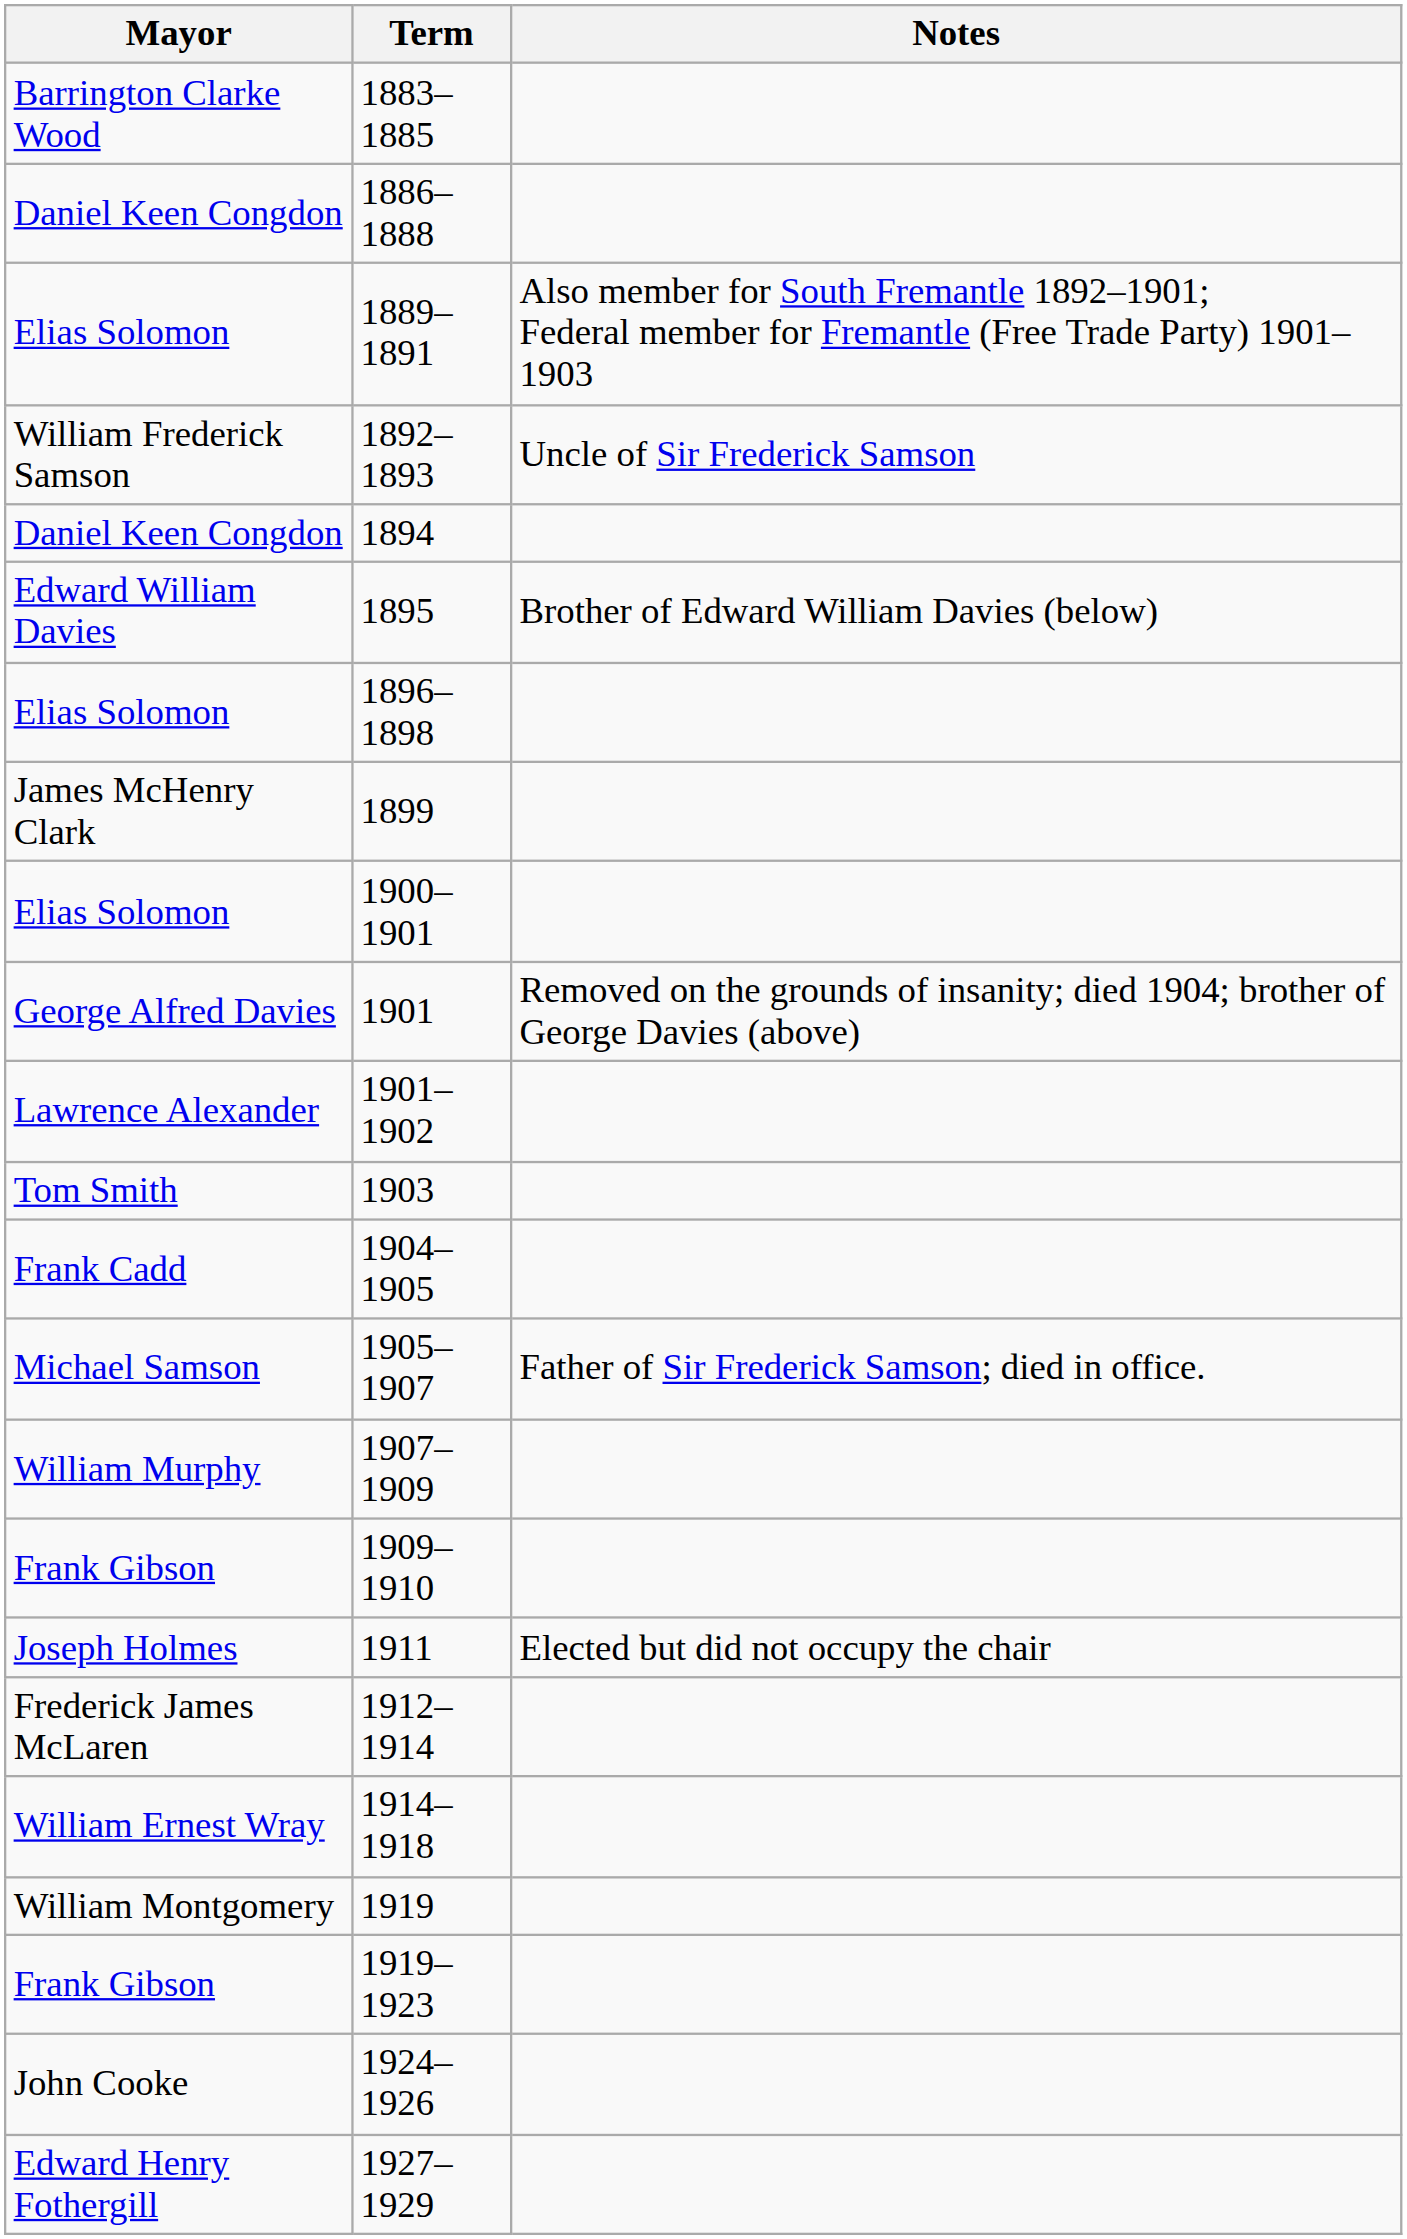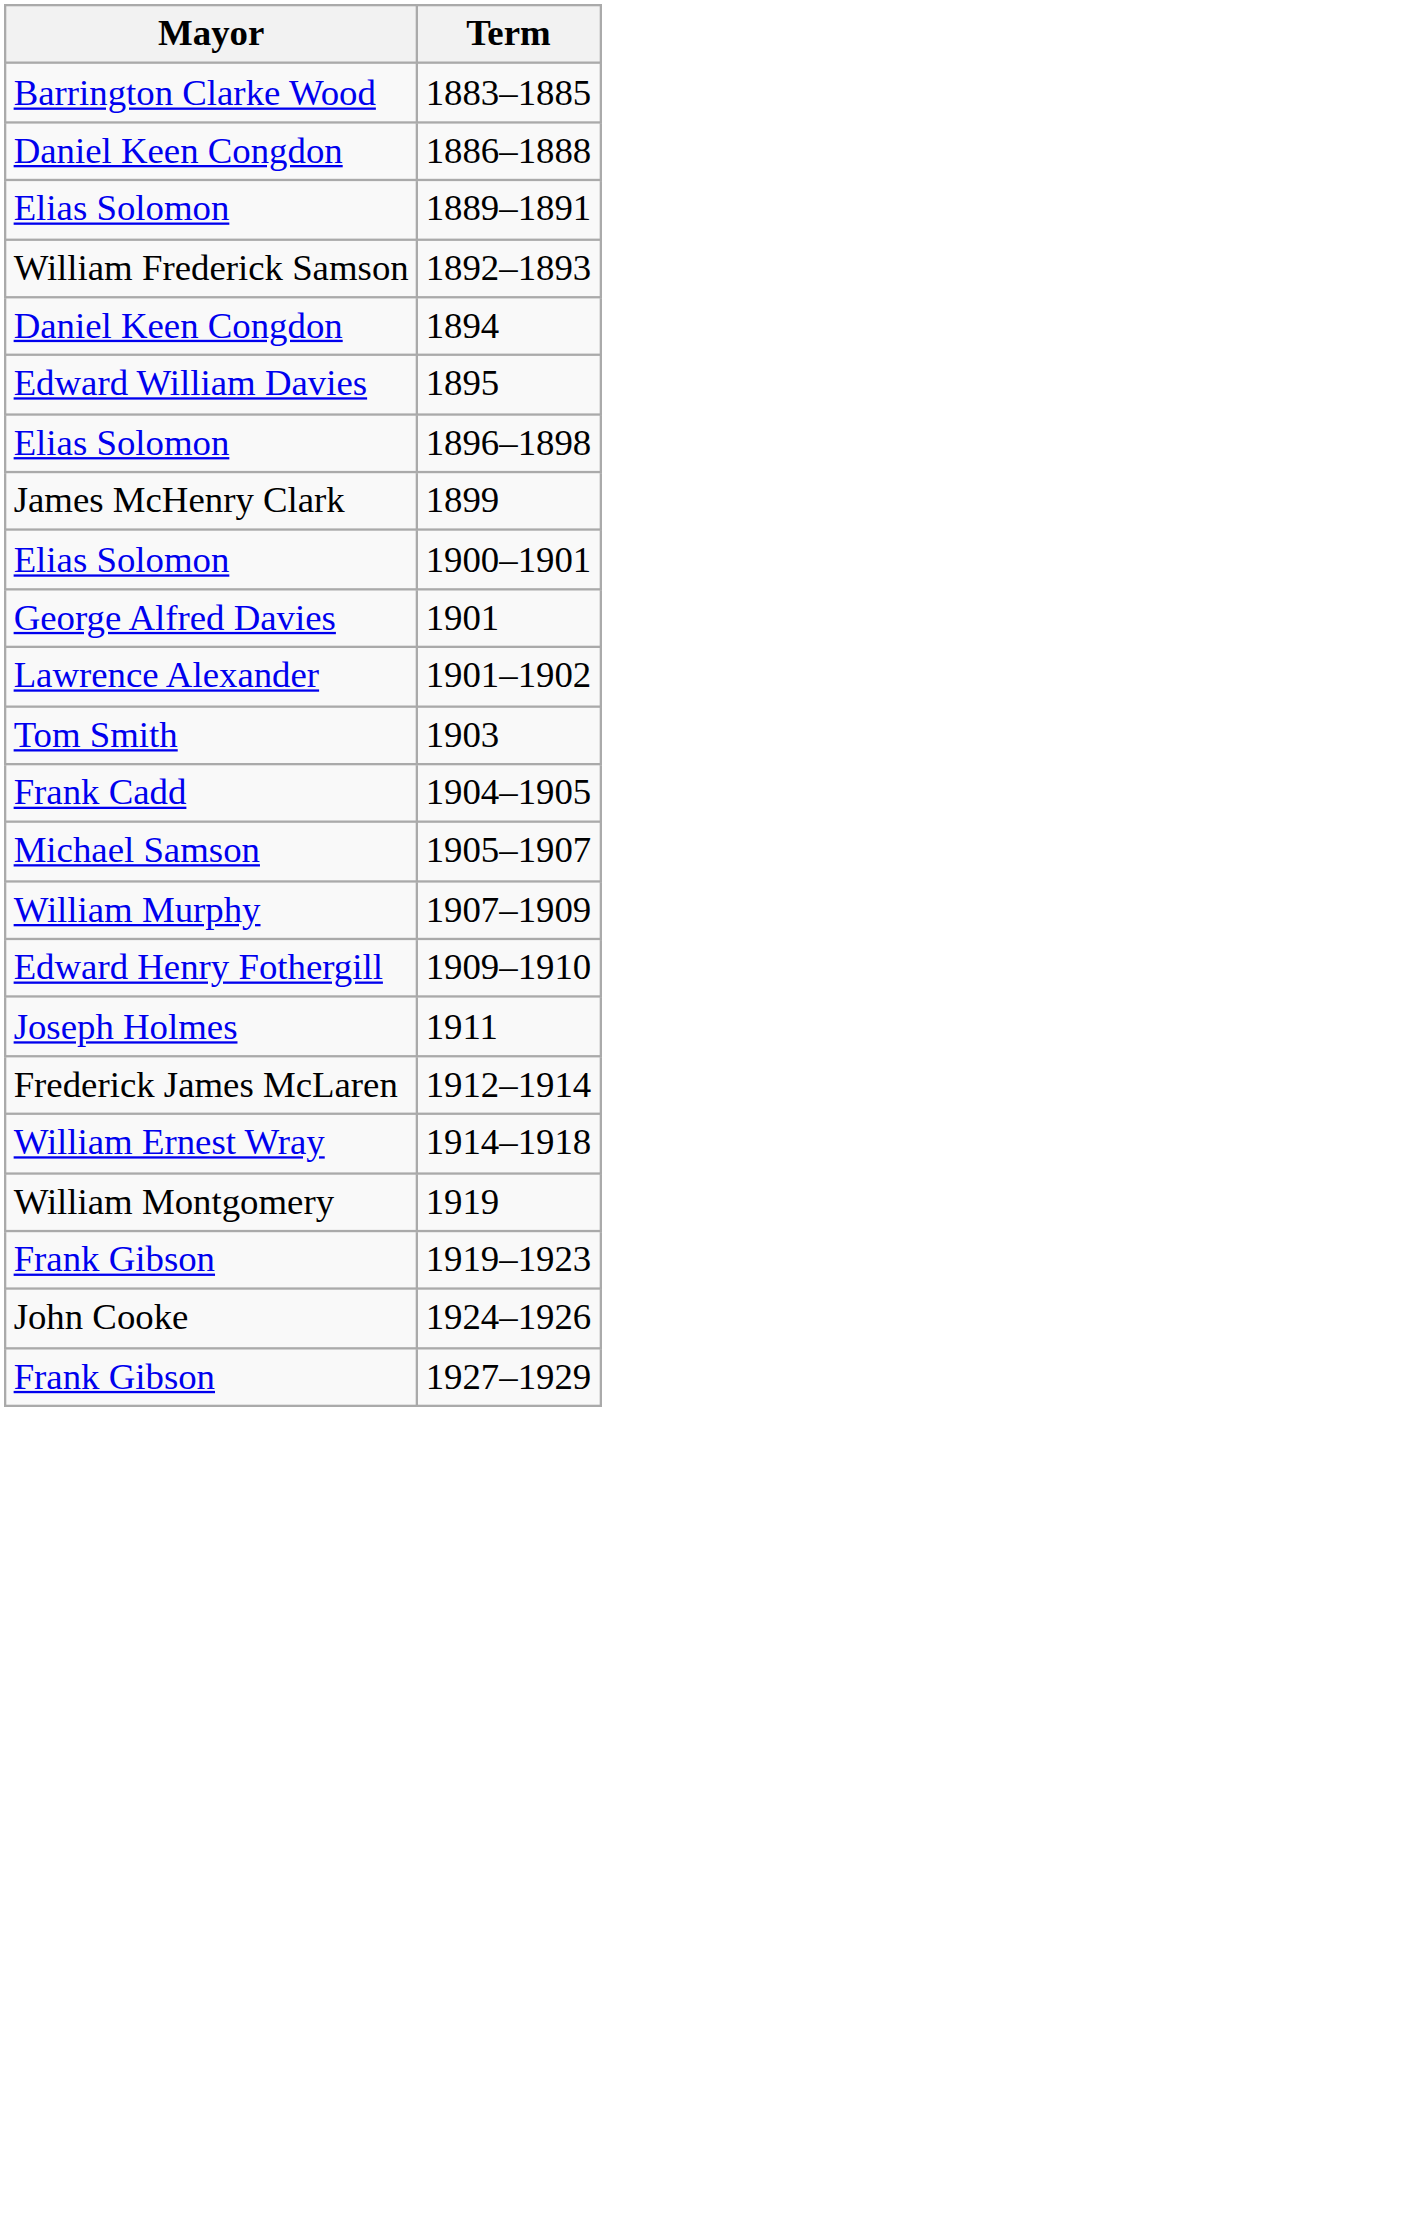- column: (956, 33)
(114, 1567) Frank Gibson -> (198, 967) Edward Henry Fothergill
(121, 2183) Edward Henry Fothergill -> (114, 1376) Frank Gibson
